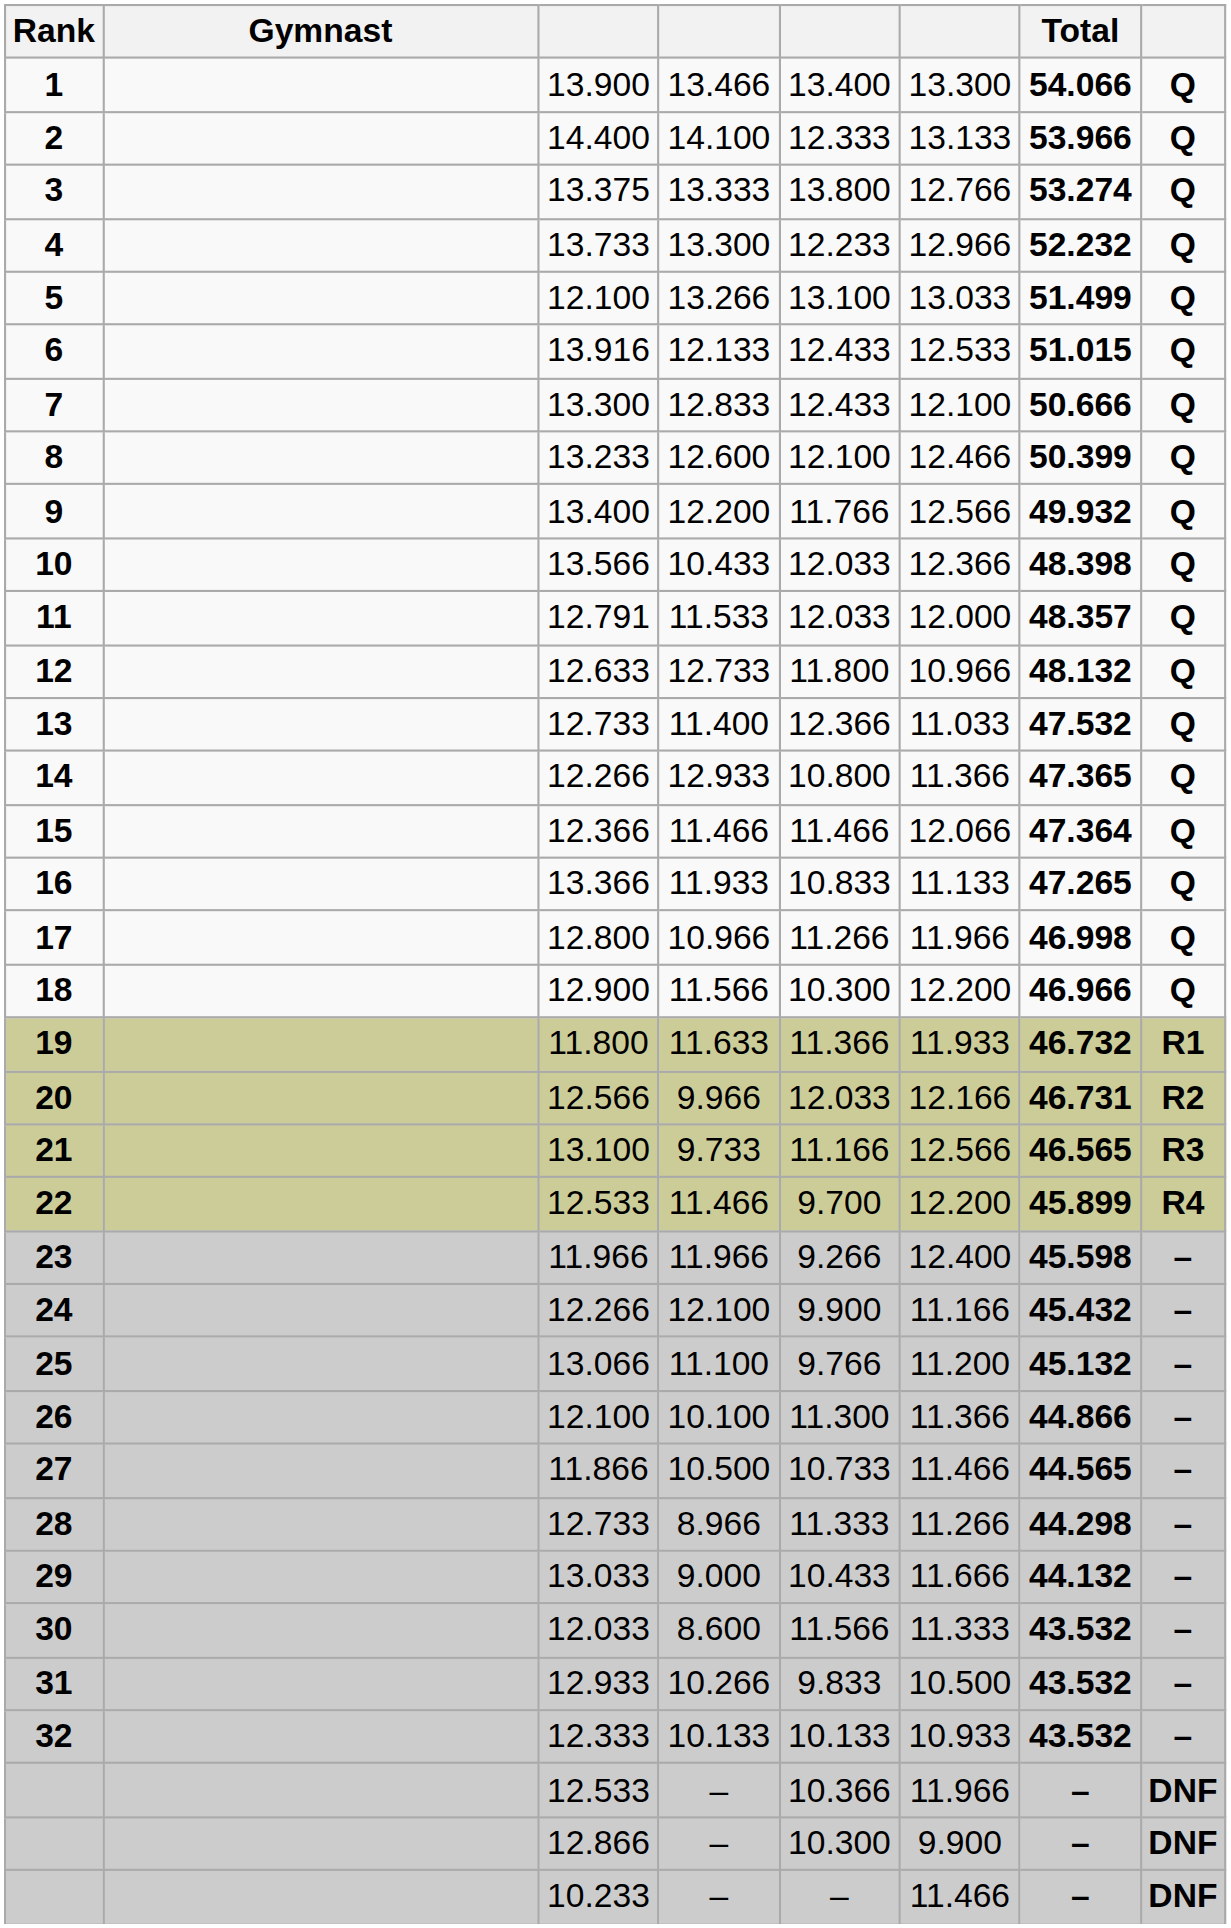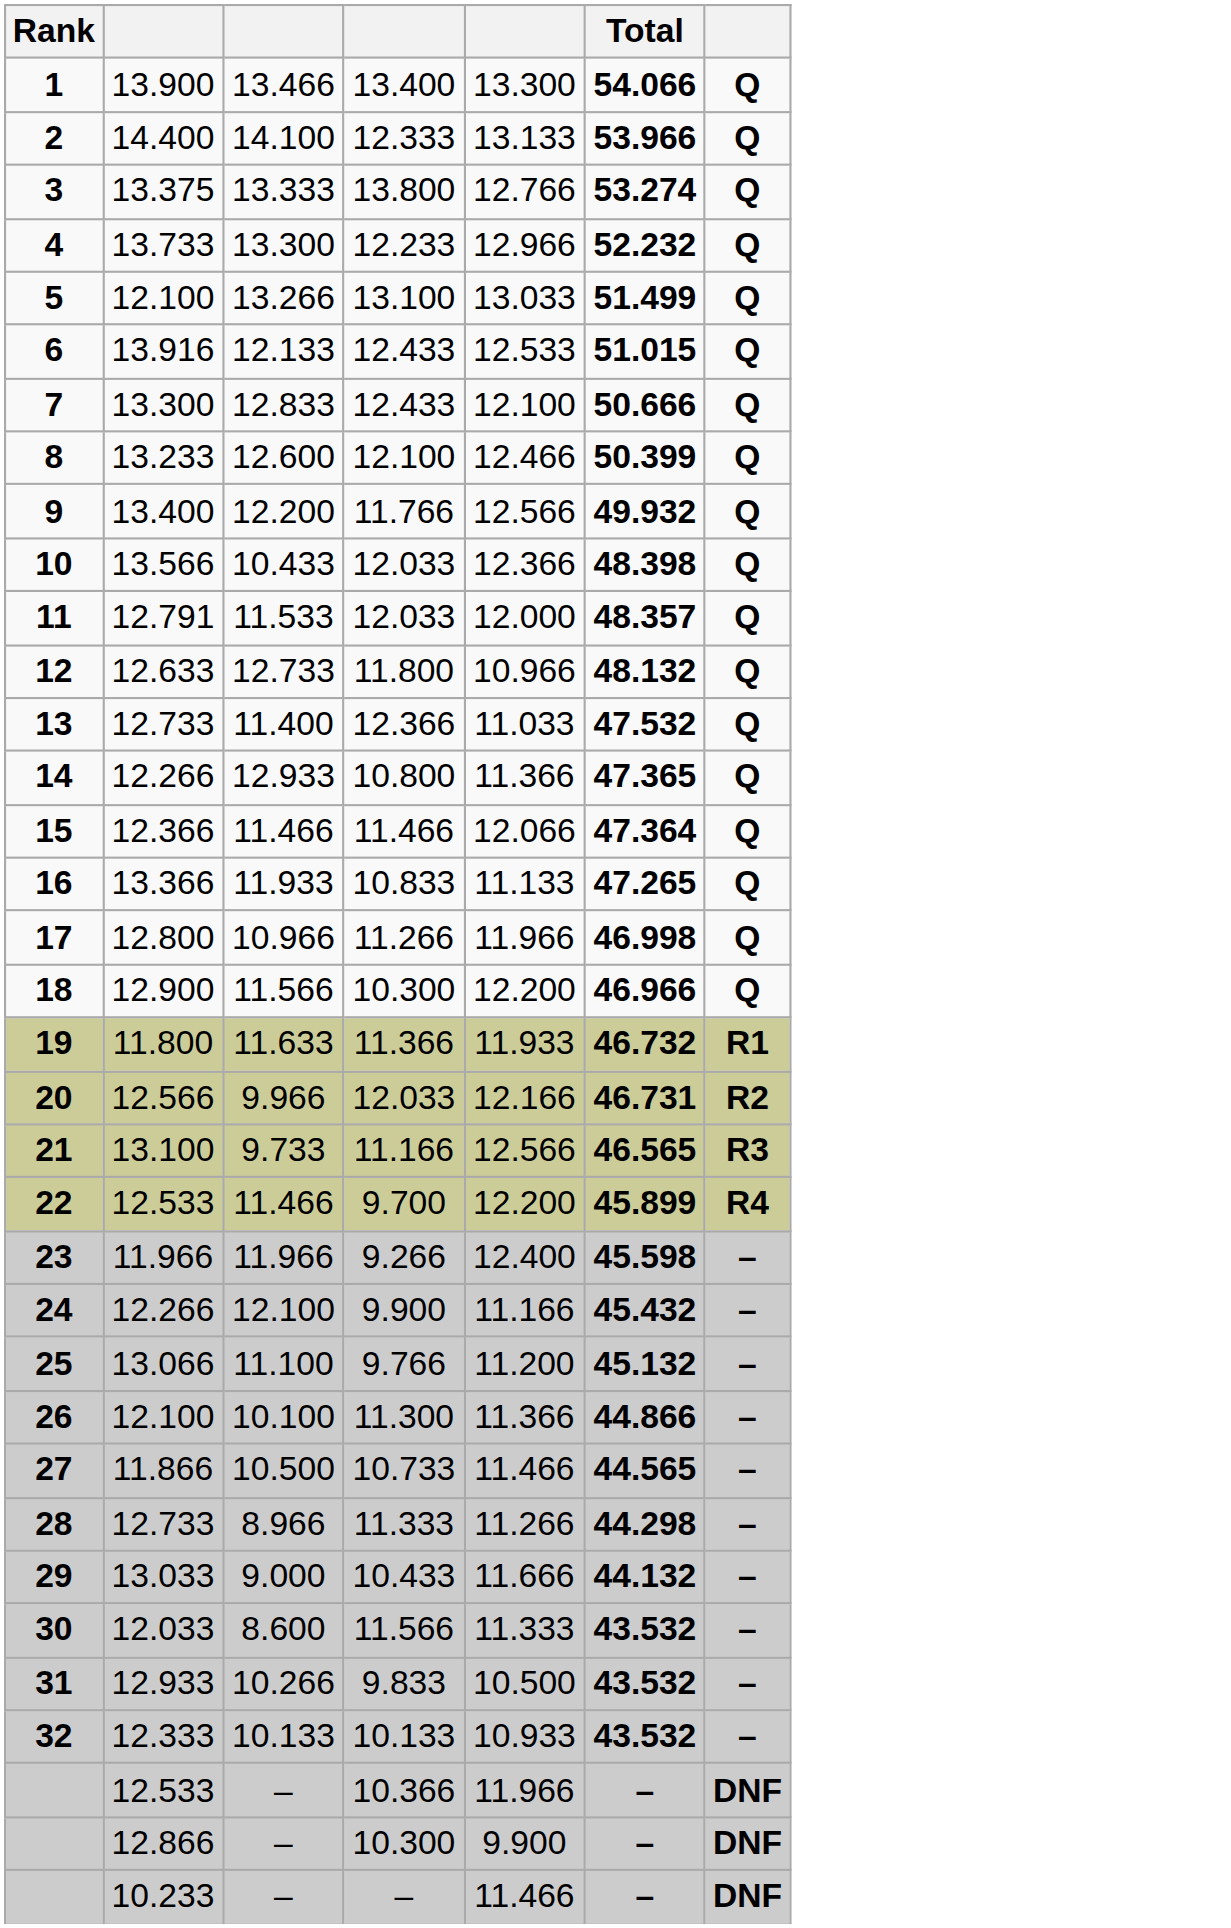- column: (320, 31)
